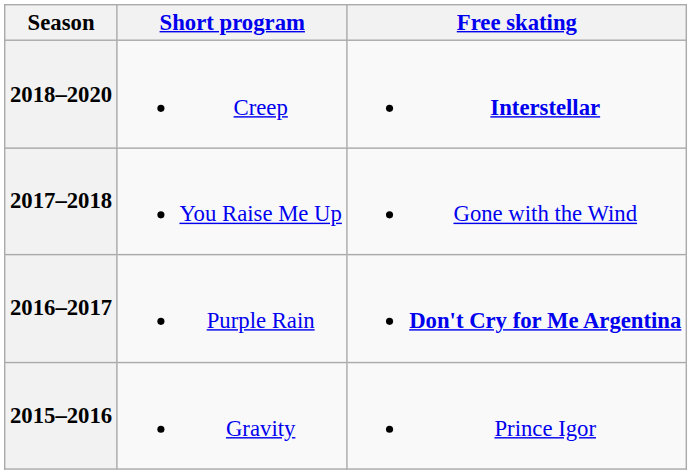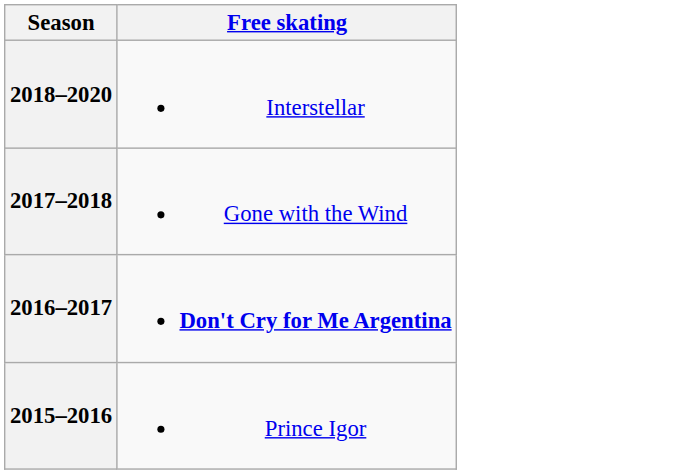- column: (232, 22)
(517, 107) bold -> (287, 107) normal
